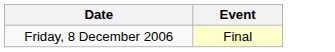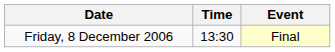+ column: (217, 15)
